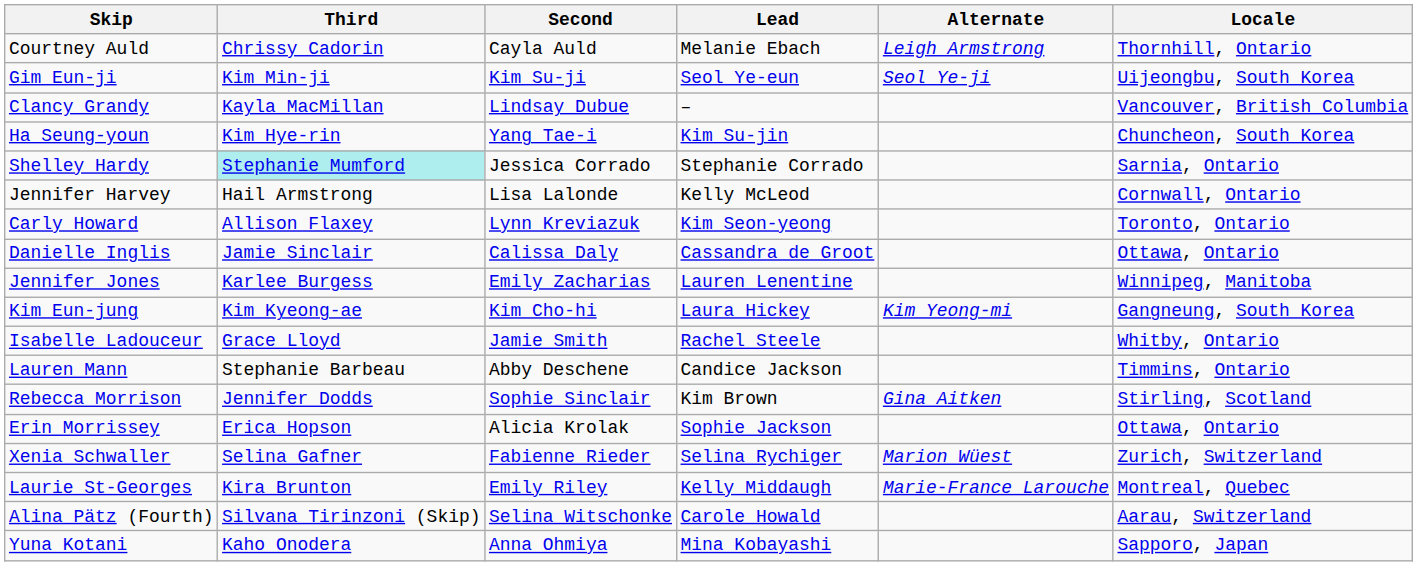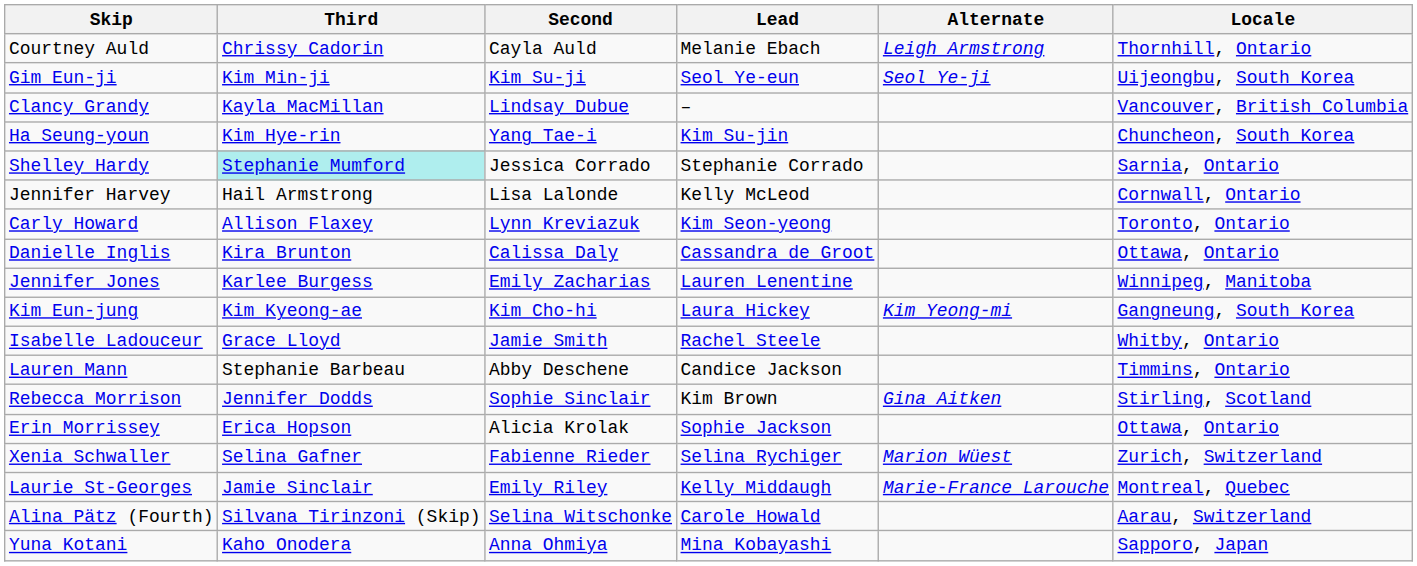(297, 253) Jamie Sinclair -> (287, 253) Kira Brunton
(287, 487) Kira Brunton -> (297, 487) Jamie Sinclair
